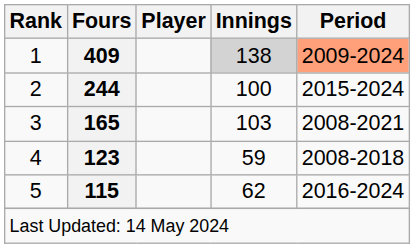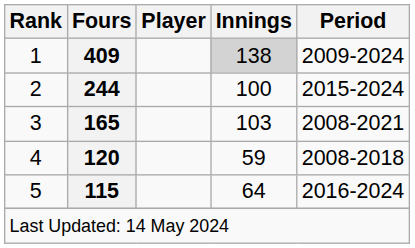(353, 55) lightsalmon background -> (353, 55) no background
(102, 157) 123 -> (102, 157) 120
(254, 191) 62 -> (254, 191) 64
